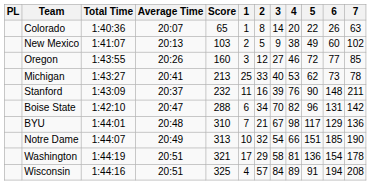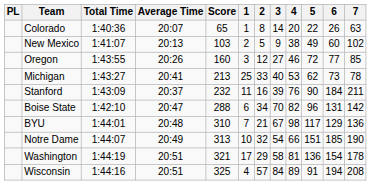(334, 92) 148 -> (334, 92) 184
